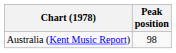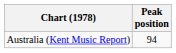(152, 39) 98 -> (152, 39) 94
